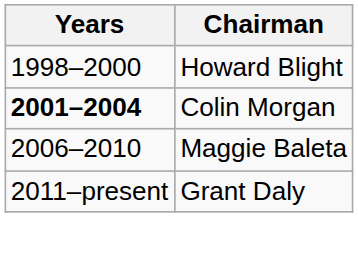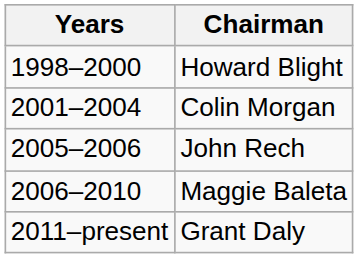(76, 107) bold -> (76, 107) normal
+ row: (243, 149)
